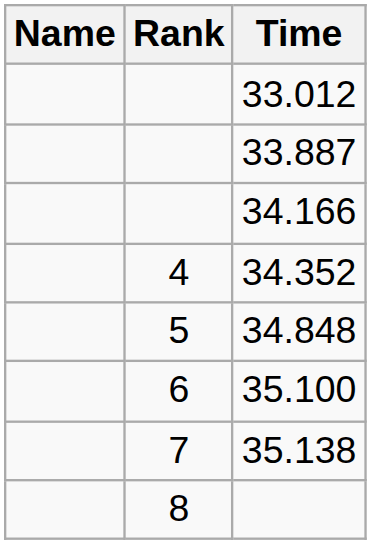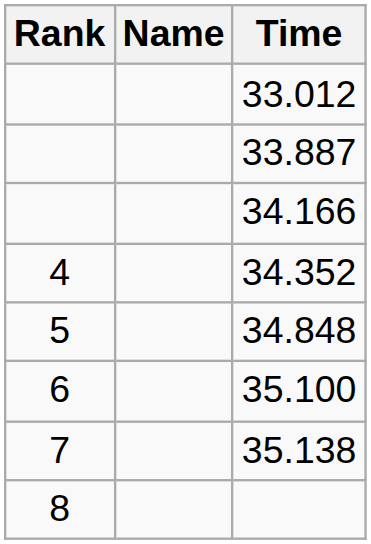columns swapped: (179, 34) <-> (65, 34)
